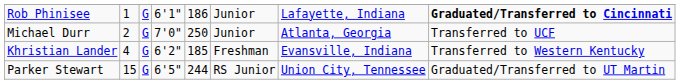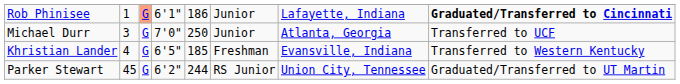(145, 14) no background -> (145, 14) lightsalmon background
(126, 32) 2 -> (126, 32) 3
(168, 51) 6'2" -> (168, 51) 6'5"
(130, 70) 15 -> (130, 70) 45
(168, 70) 6'5" -> (168, 70) 6'2"
